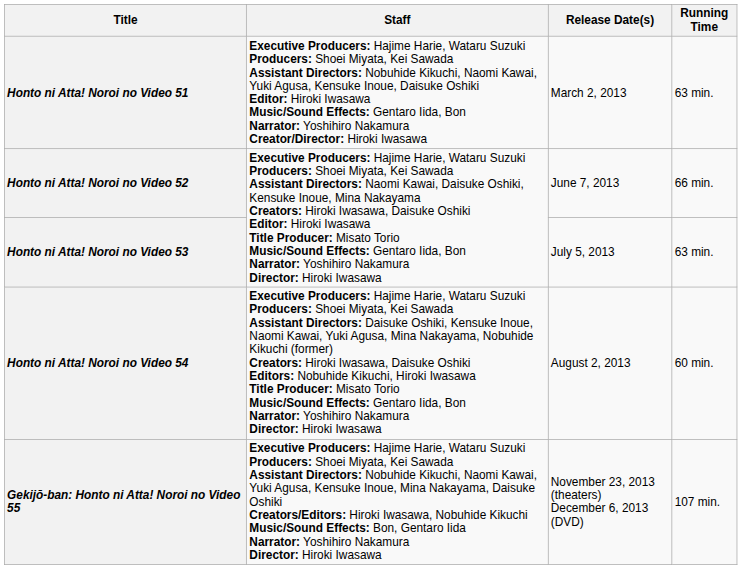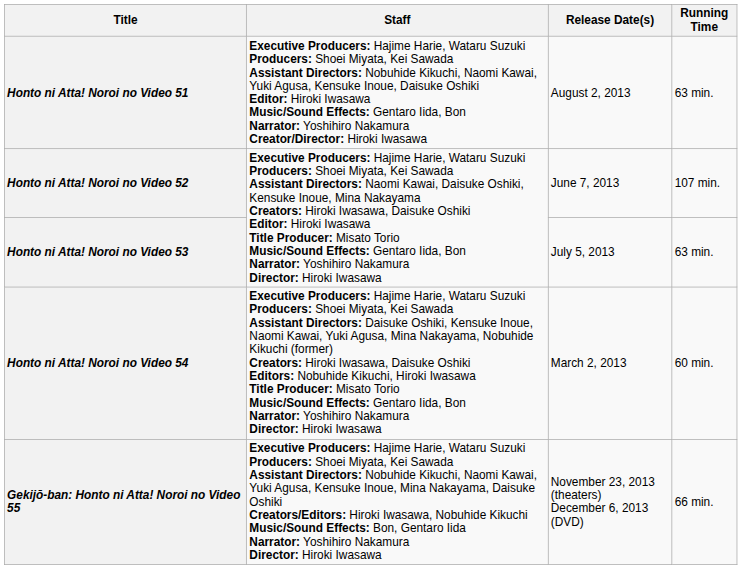(589, 92) March 2, 2013 -> (591, 92) August 2, 2013
(694, 183) 66 min. -> (697, 183) 107 min.
(591, 363) August 2, 2013 -> (589, 363) March 2, 2013
(697, 501) 107 min. -> (694, 501) 66 min.
